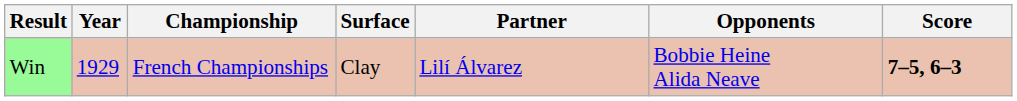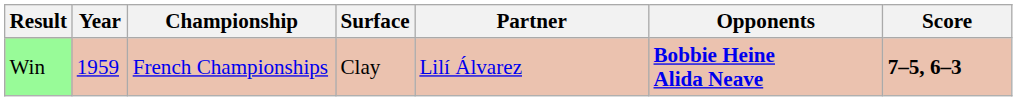(98, 66) 1929 -> (98, 66) 1959
(712, 66) normal -> (714, 66) bold
